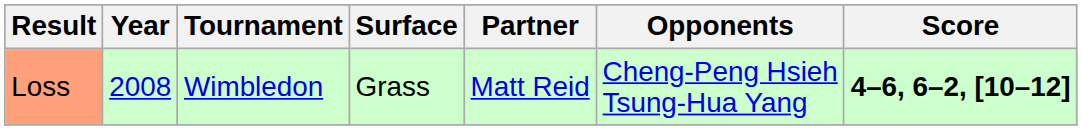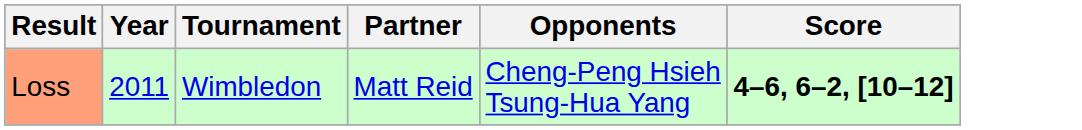- column: (407, 26)
(140, 86) 2008 -> (139, 86) 2011
